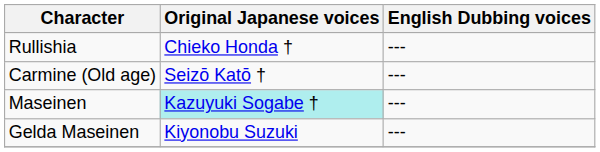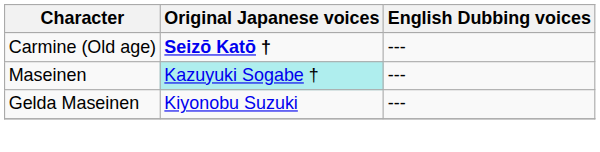- row: (43, 47)
(215, 75) normal -> (218, 47) bold
